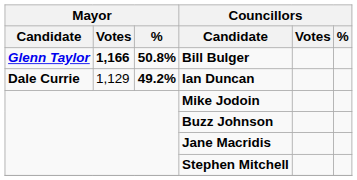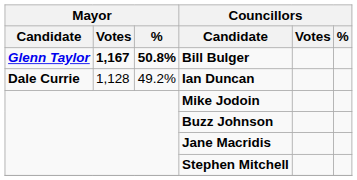(113, 58) 1,166 -> (113, 58) 1,167
(113, 79) 1,129 -> (113, 79) 1,128
(157, 79) bold -> (157, 79) normal
